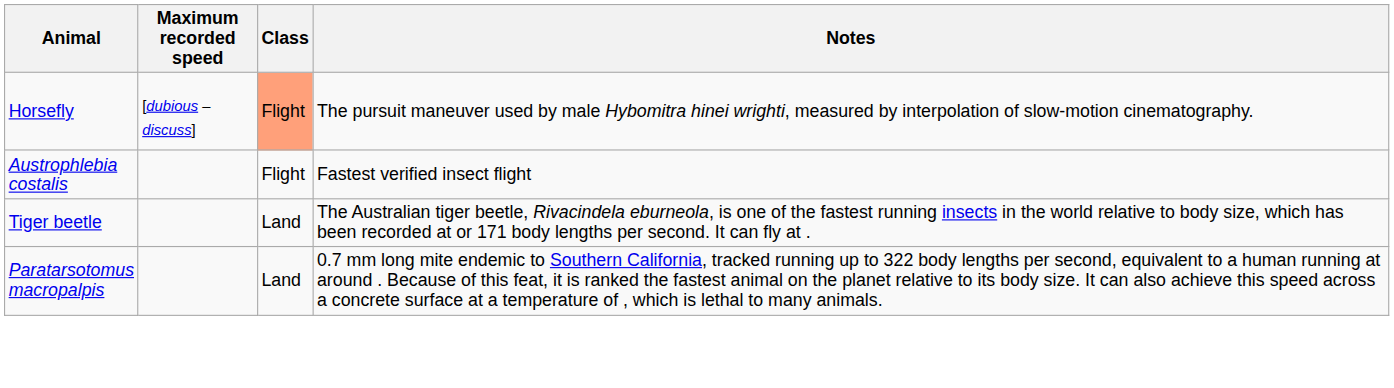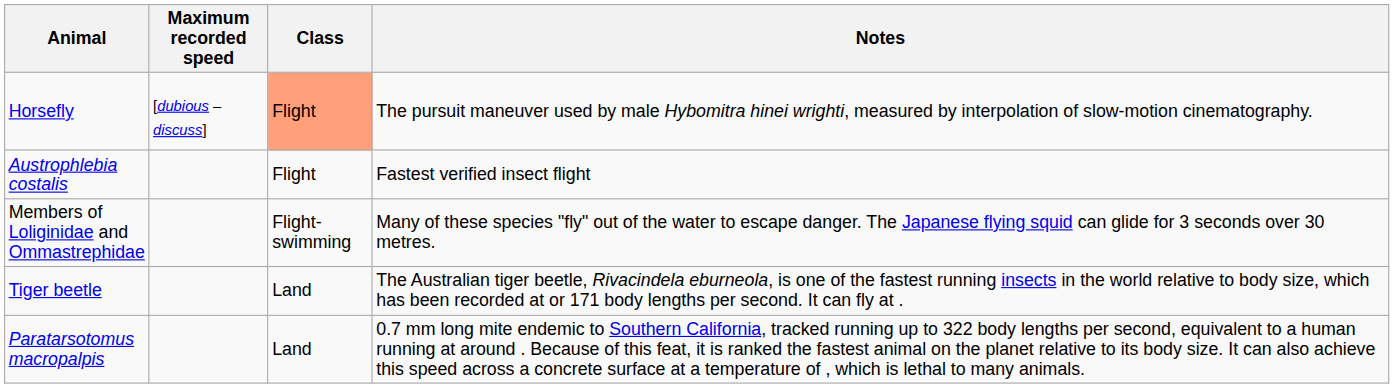+ row: (77, 232)
